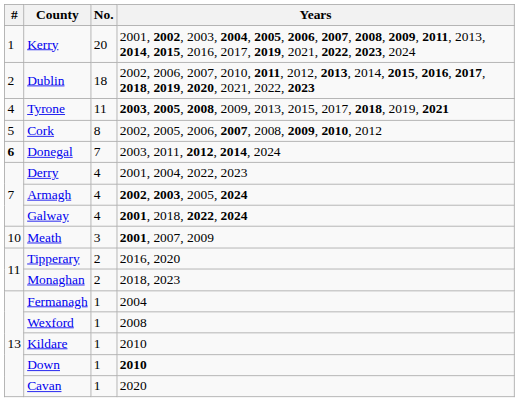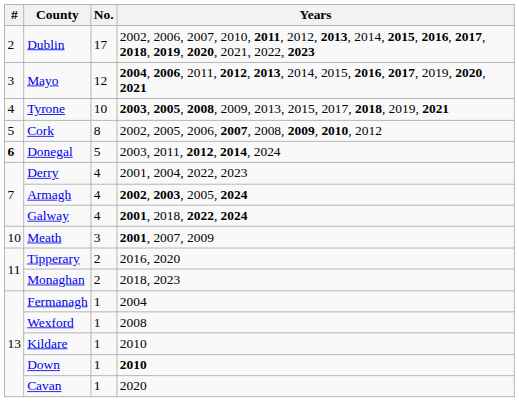- row: (43, 44)
(101, 80) 18 -> (101, 44) 17
+ row: (43, 80)
(100, 109) 11 -> (101, 109) 10
(97, 151) 7 -> (97, 151) 5
